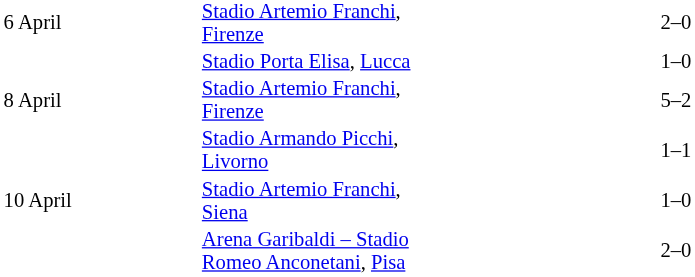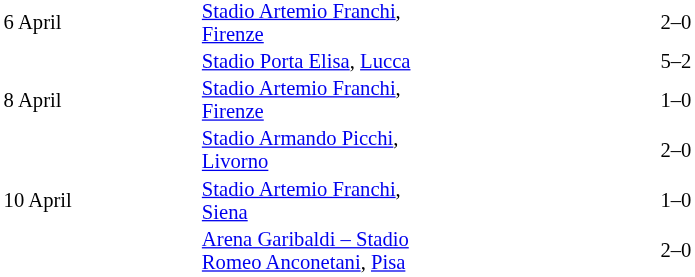(676, 61) 1–0 -> (676, 61) 5–2
(676, 99) 5–2 -> (676, 99) 1–0
(676, 150) 1–1 -> (676, 150) 2–0
